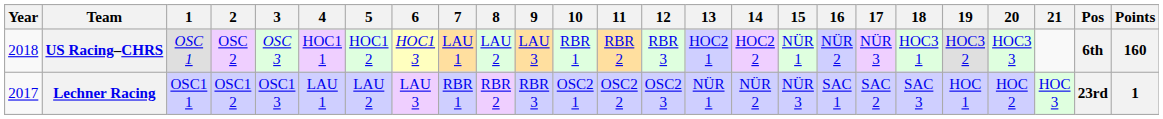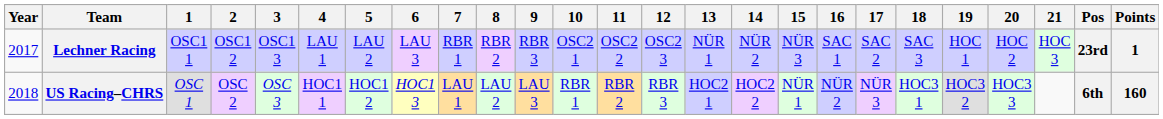rows swapped: (104, 92) <-> (104, 50)
